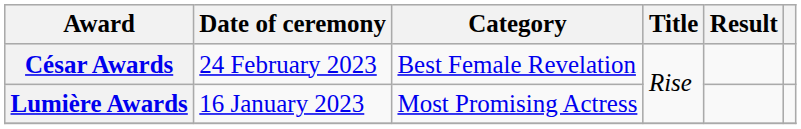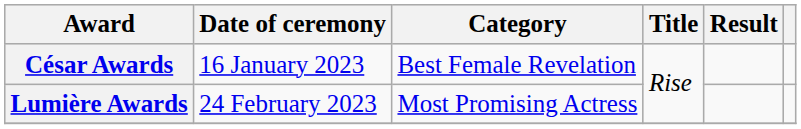(288, 63) 24 February 2023 -> (282, 63) 16 January 2023
(282, 103) 16 January 2023 -> (288, 103) 24 February 2023
